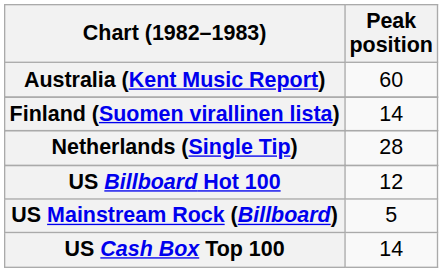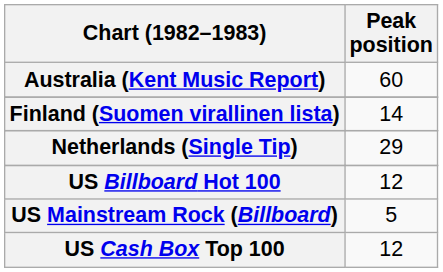(391, 147) 28 -> (391, 147) 29
(391, 249) 14 -> (391, 249) 12
